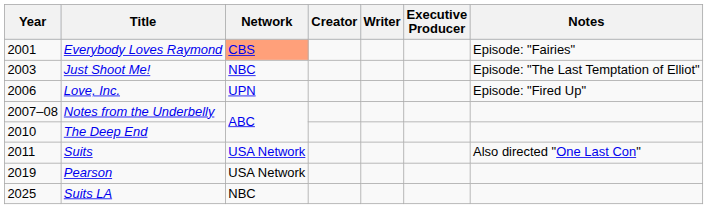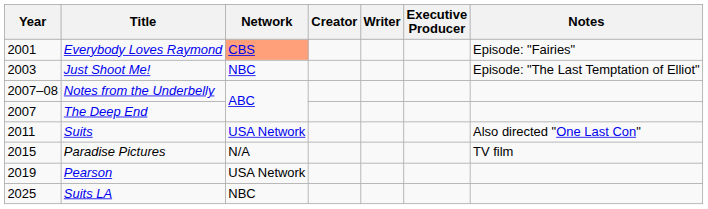- row: (92, 91)
(22, 132) 2010 -> (22, 111) 2007
+ row: (115, 152)
